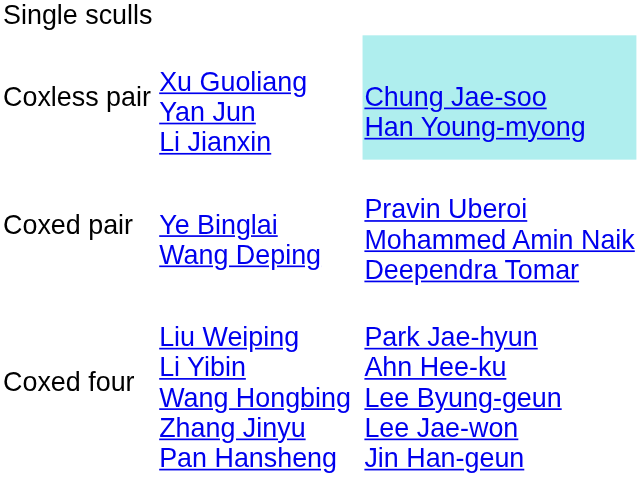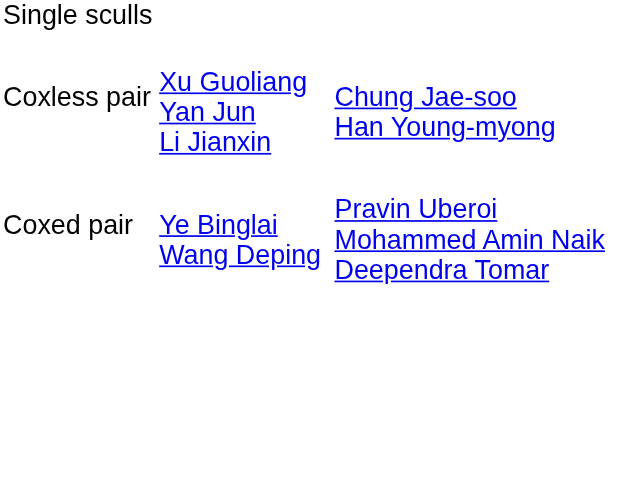(475, 112) paleturquoise background -> (445, 112) no background
- row: (69, 382)
